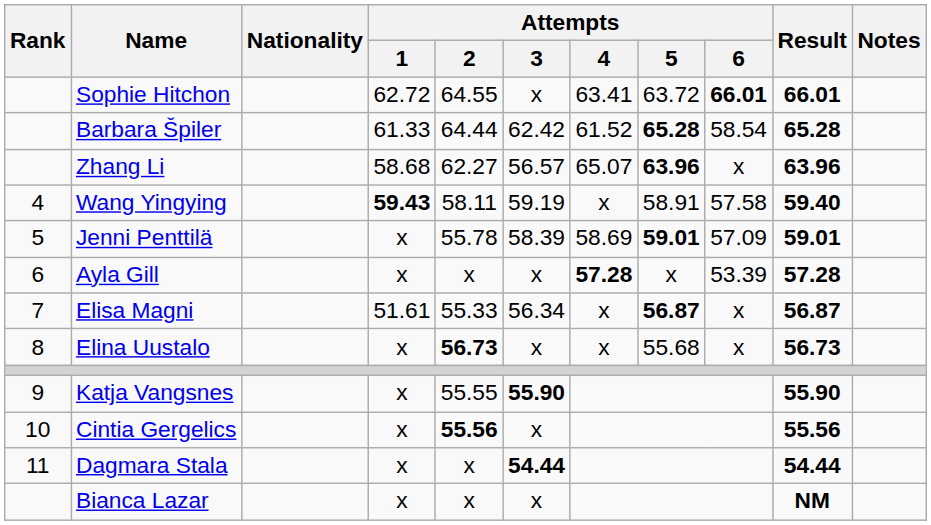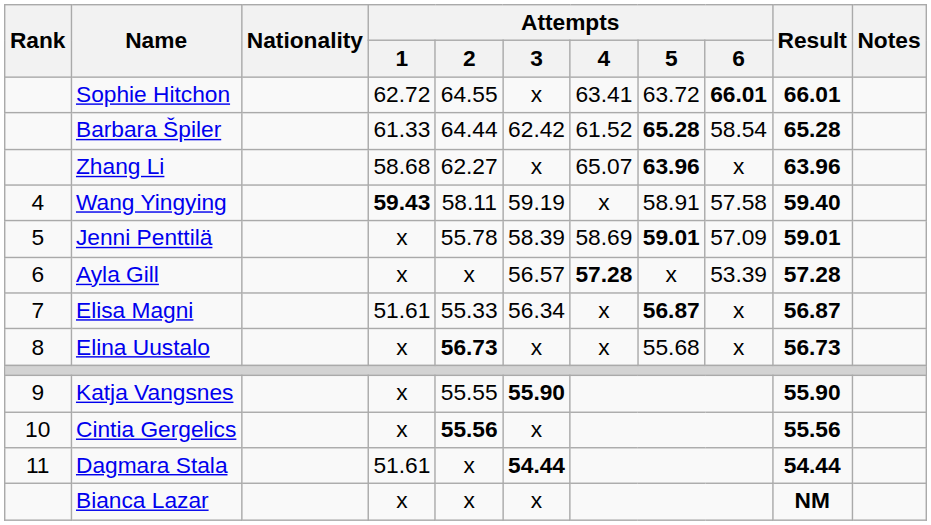(537, 166) 56.57 -> (537, 166) x
(537, 274) x -> (537, 274) 56.57
(402, 465) x -> (402, 465) 51.61
